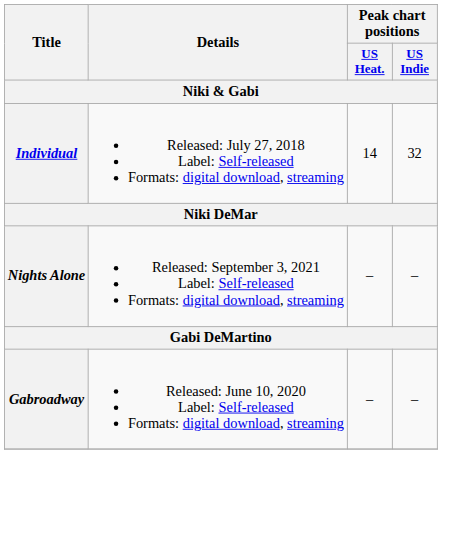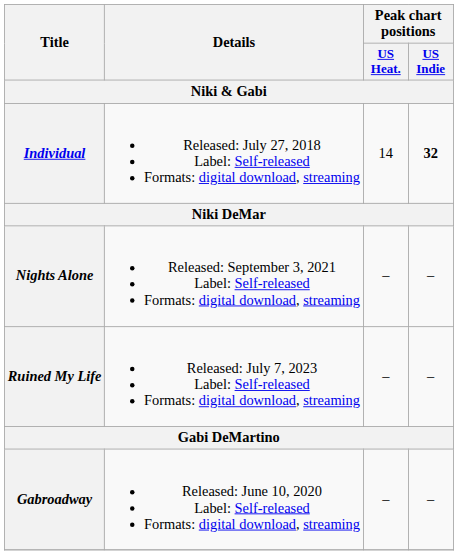(415, 153) normal -> (431, 153) bold
+ row: (55, 376)
